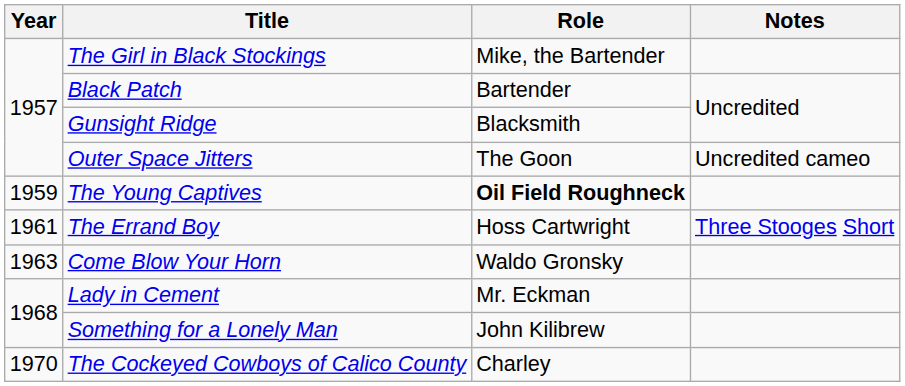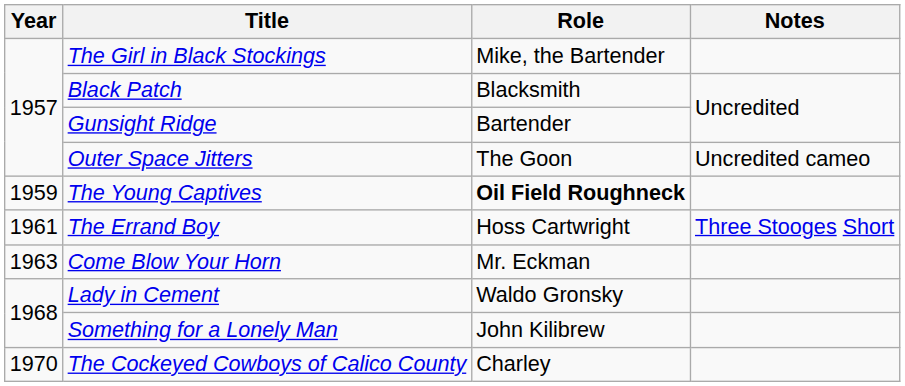(524, 90) Bartender -> (528, 90) Blacksmith
(528, 124) Blacksmith -> (524, 124) Bartender
(550, 261) Waldo Gronsky -> (533, 261) Mr. Eckman
(533, 295) Mr. Eckman -> (550, 295) Waldo Gronsky
